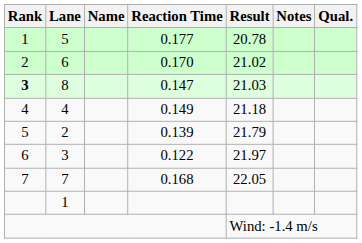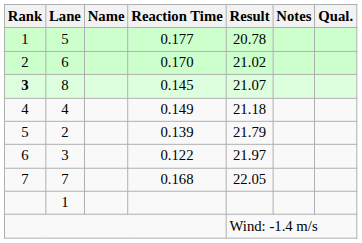(177, 86) 0.147 -> (177, 86) 0.145
(250, 86) 21.03 -> (250, 86) 21.07
